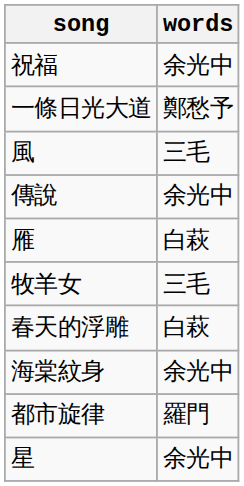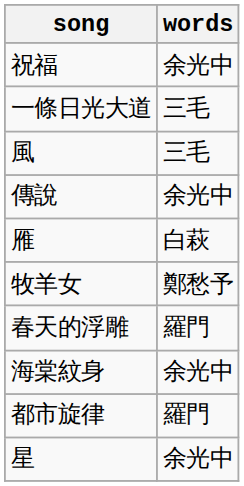(198, 110) 鄭愁予 -> (186, 110) 三毛
(186, 285) 三毛 -> (198, 285) 鄭愁予
(186, 329) 白萩 -> (186, 329) 羅門
